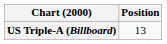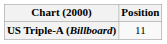(140, 30) 13 -> (140, 30) 11
